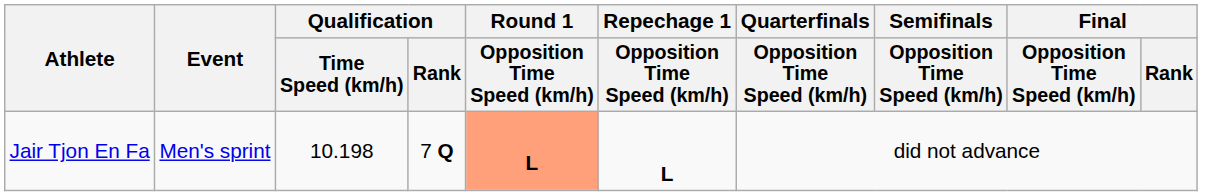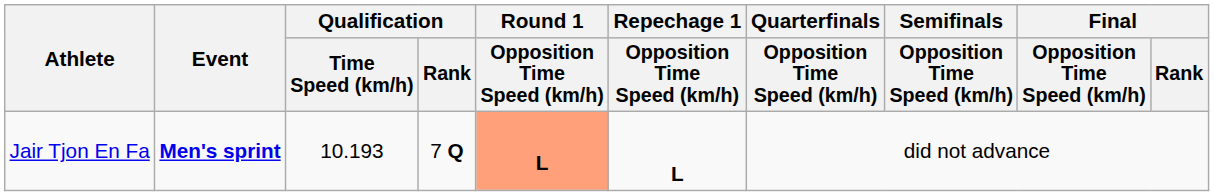(215, 151) normal -> (220, 151) bold
(342, 151) 10.198 -> (352, 151) 10.193
